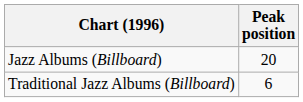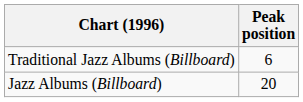rows swapped: (121, 84) <-> (85, 59)
